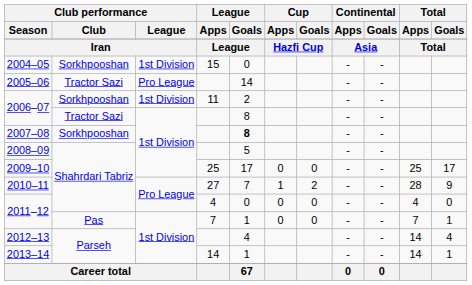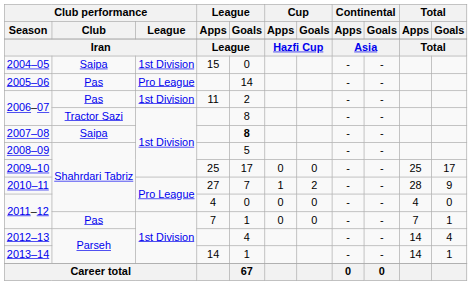(94, 64) Sorkhpooshan -> (94, 64) Saipa
(94, 82) Tractor Sazi -> (94, 82) Pas
(94, 99) Sorkhpooshan -> (94, 99) Pas
(94, 133) Sorkhpooshan -> (94, 133) Saipa
